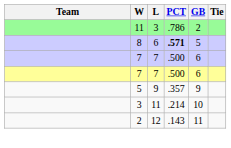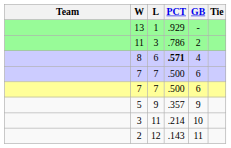+ row: (139, 27)
(198, 43) 5 -> (198, 58) 4
